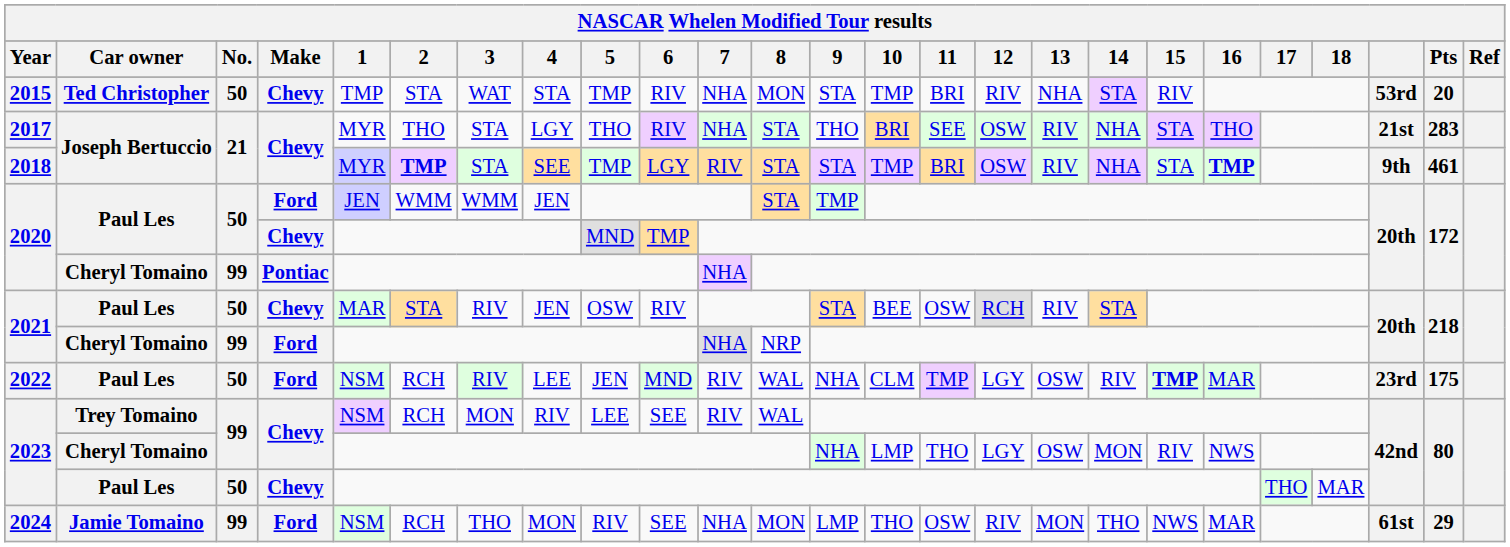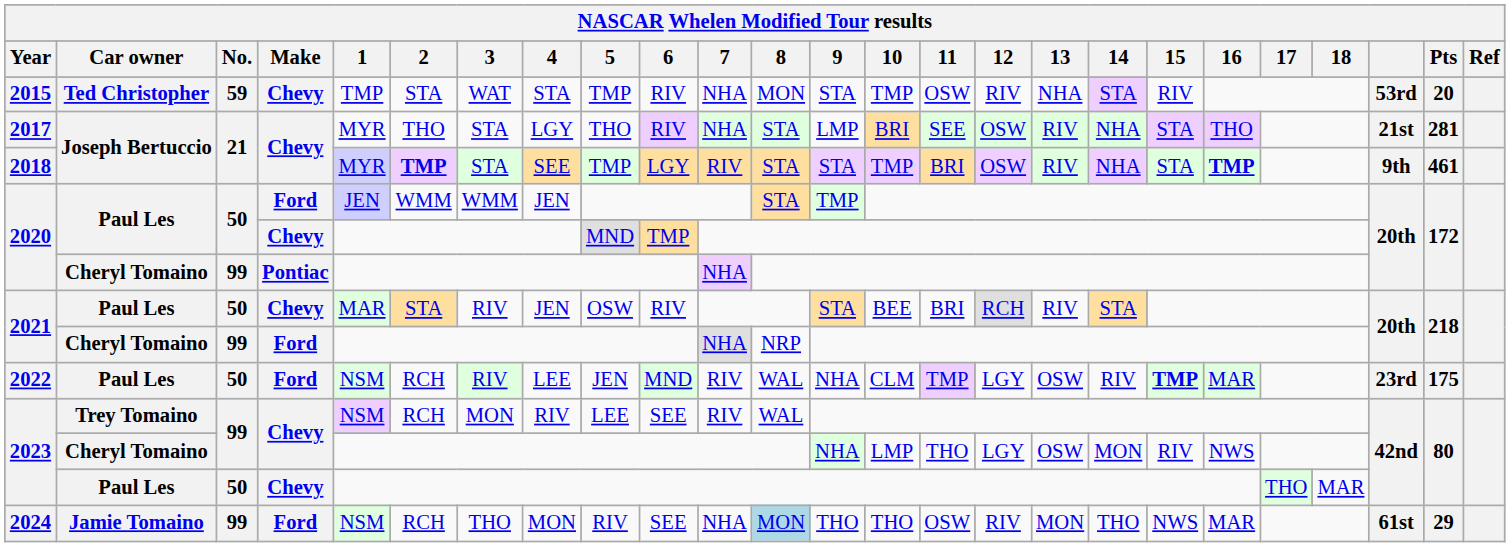(237, 93) 50 -> (237, 93) 59
(947, 93) BRI -> (947, 93) OSW
(837, 129) THO -> (837, 129) LMP
(1443, 129) 283 -> (1443, 129) 281
(947, 308) OSW -> (947, 308) BRI
(781, 522) no background -> (781, 522) lightblue background
(837, 522) LMP -> (837, 522) THO
